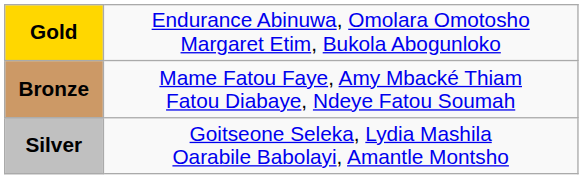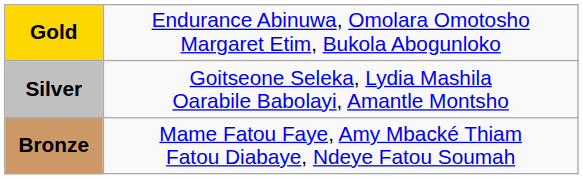rows swapped: (54, 145) <-> (54, 89)
